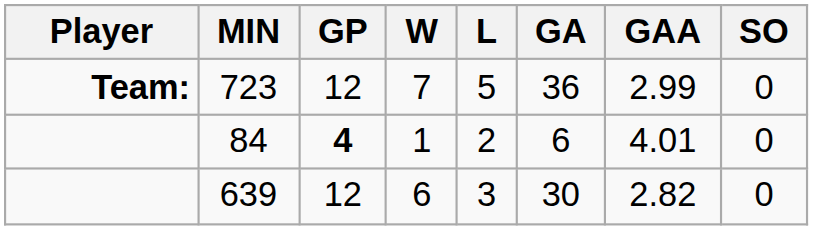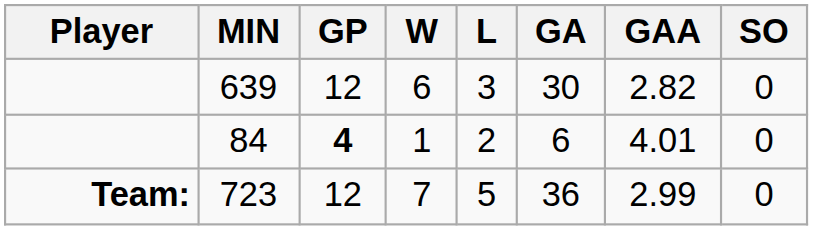rows swapped: (248, 195) <-> (248, 86)
